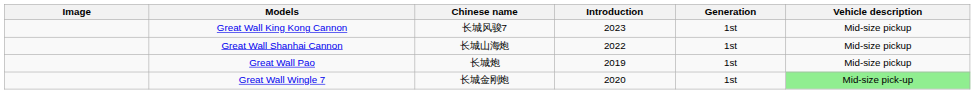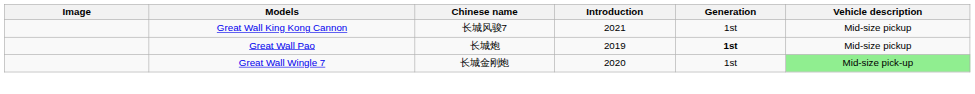(615, 28) 2023 -> (615, 28) 2021
- row: (282, 45)
(731, 63) normal -> (731, 45) bold
